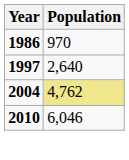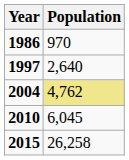(65, 117) 6,046 -> (65, 117) 6,045
+ row: (24, 142)
